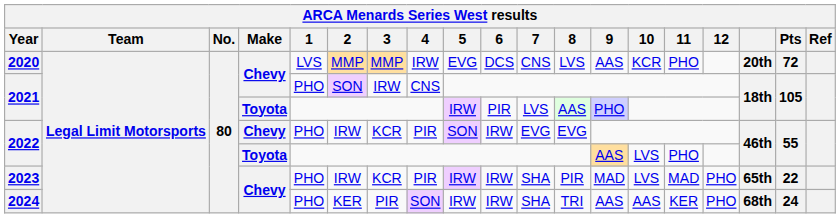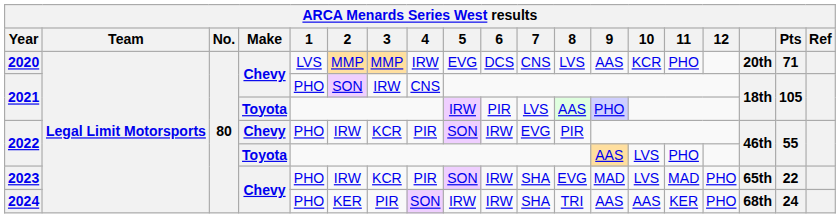(791, 62) 72 -> (791, 62) 71
(572, 132) EVG -> (572, 132) PIR
(462, 178) IRW -> (462, 178) SON
(572, 178) PIR -> (572, 178) EVG
